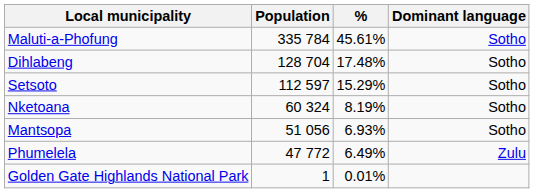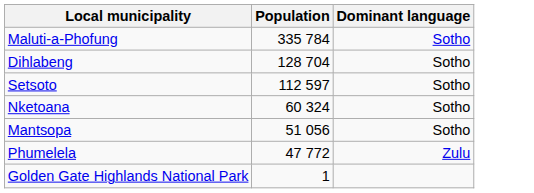- column: (361, 16)
